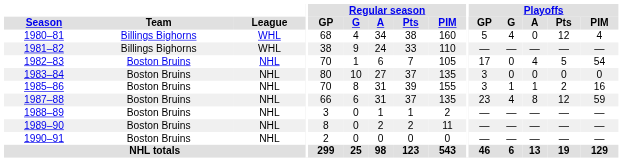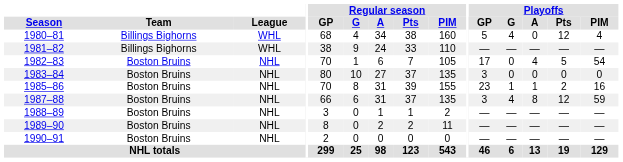(484, 87) 3 -> (484, 87) 23
(484, 100) 23 -> (484, 100) 3
